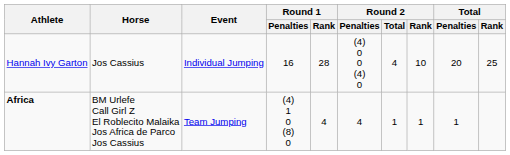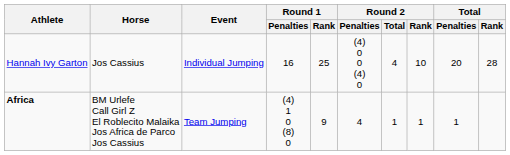(324, 63) 28 -> (324, 63) 25
(492, 63) 25 -> (492, 63) 28
(324, 122) 4 -> (324, 122) 9
